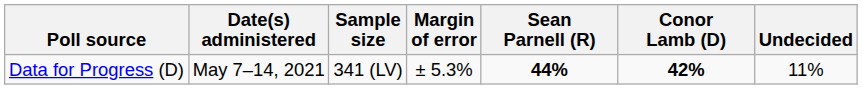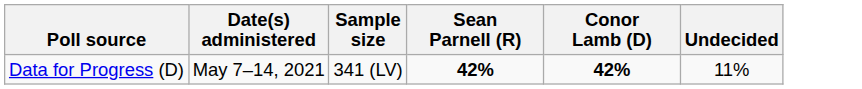- column: (444, 30)
(550, 69) 44% -> (475, 69) 42%
